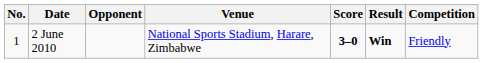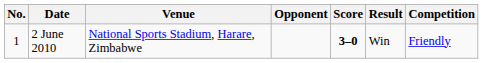columns swapped: (238, 14) <-> (115, 14)
(380, 41) bold -> (379, 41) normal
